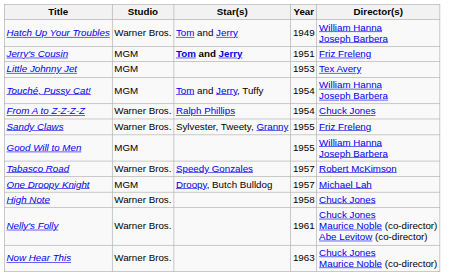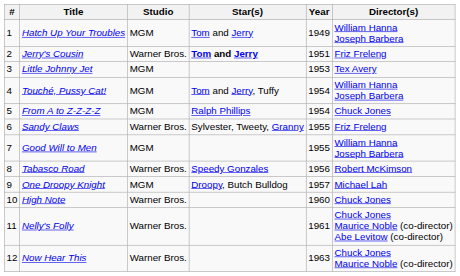+ column: (12, 12)
(143, 33) Warner Bros. -> (142, 33) MGM
(126, 54) MGM -> (158, 54) Warner Bros.
(143, 111) Warner Bros. -> (142, 111) MGM
(304, 169) 1957 -> (319, 169) 1956
(304, 199) 1958 -> (319, 199) 1960
